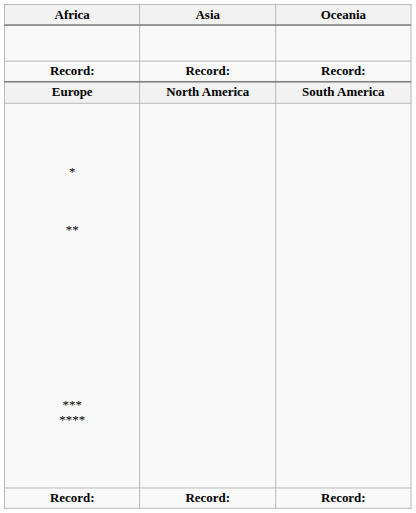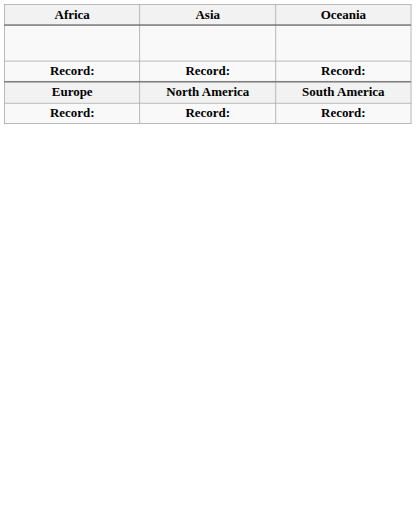- row: (72, 295)
